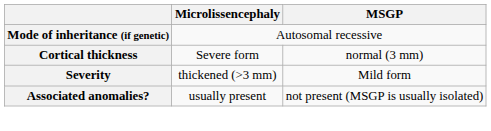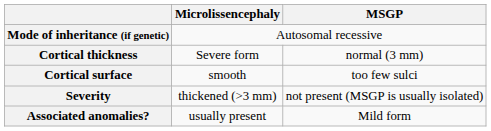+ row: (88, 75)
(385, 75) Mild form -> (385, 95) not present (MSGP is usually isolated)
(385, 95) not present (MSGP is usually isolated) -> (385, 116) Mild form
